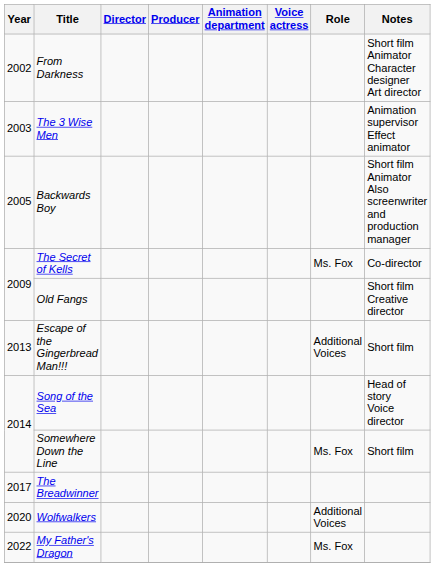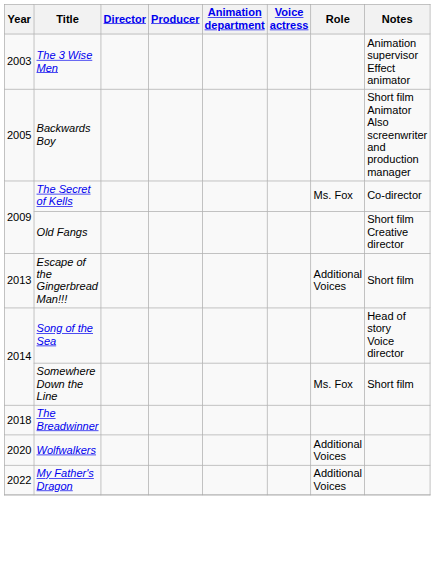- row: (60, 68)
(19, 487) 2017 -> (19, 420) 2018
(333, 547) Ms. Fox -> (338, 480) Additional Voices
